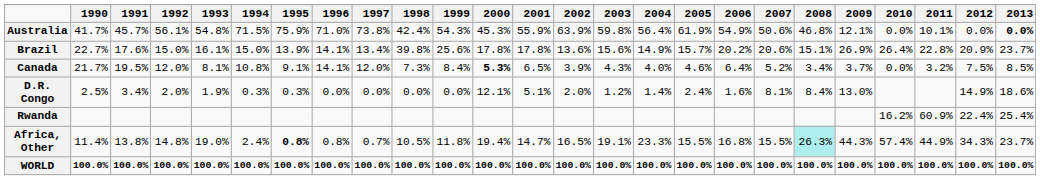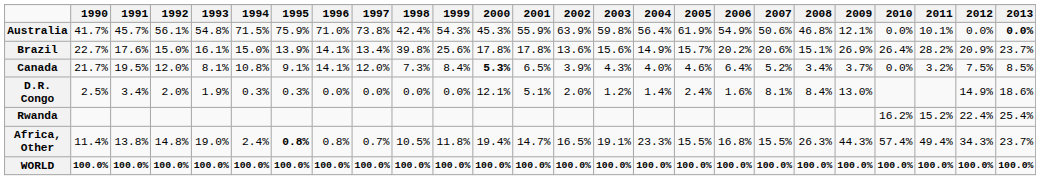(936, 50) 22.8% -> (936, 50) 28.2%
(936, 117) 60.9% -> (936, 117) 15.2%
(815, 141) paleturquoise background -> (815, 141) no background
(936, 141) 44.9% -> (936, 141) 49.4%
